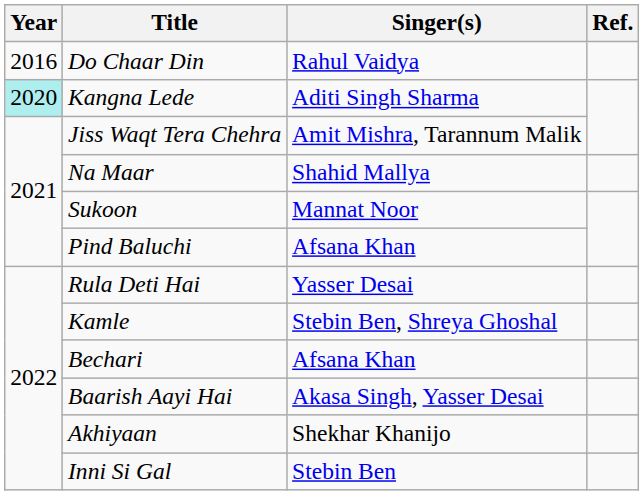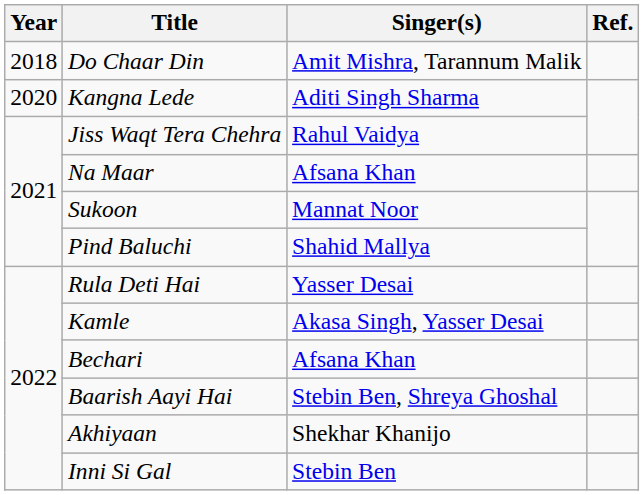(34, 60) 2016 -> (34, 60) 2018
(356, 60) Rahul Vaidya -> (437, 60) Amit Mishra, Tarannum Malik
(34, 97) paleturquoise background -> (34, 97) no background
(437, 135) Amit Mishra, Tarannum Malik -> (356, 135) Rahul Vaidya
(361, 172) Shahid Mallya -> (354, 172) Afsana Khan
(354, 246) Afsana Khan -> (361, 246) Shahid Mallya
(425, 321) Stebin Ben, Shreya Ghoshal -> (418, 321) Akasa Singh, Yasser Desai
(418, 396) Akasa Singh, Yasser Desai -> (425, 396) Stebin Ben, Shreya Ghoshal
